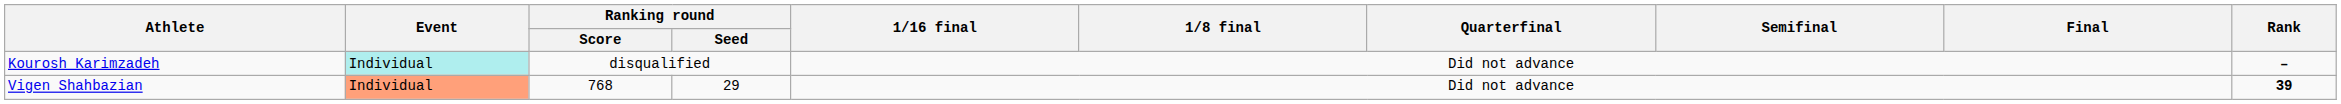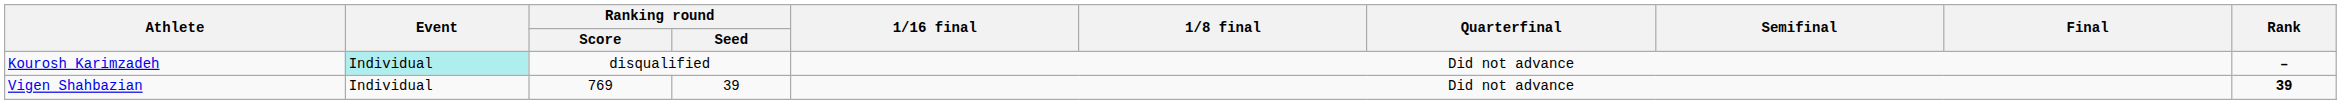(391, 87) lightsalmon background -> (391, 87) no background
(600, 87) 768 -> (600, 87) 769
(731, 87) 29 -> (731, 87) 39
